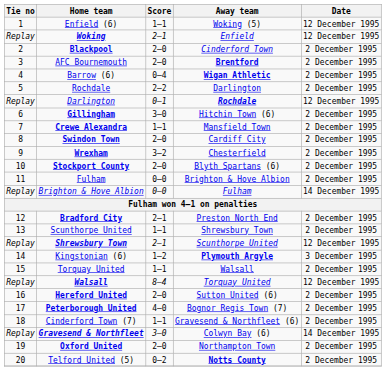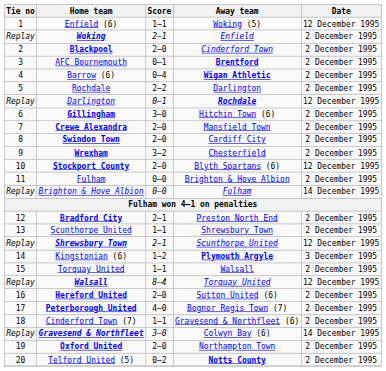(341, 37) 12 December 1995 -> (341, 37) 2 December 1995
(159, 62) 2–0 -> (159, 62) 0–1
(159, 127) 1–1 -> (159, 127) 2–0
(341, 166) 2 December 1995 -> (341, 166) 12 December 1995
